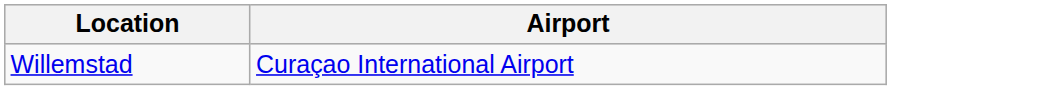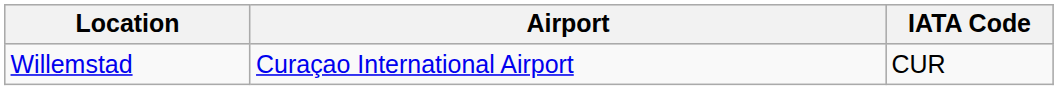+ column: (970, 24)
